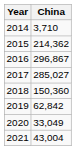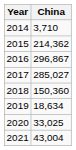(48, 106) 62,842 -> (48, 106) 18,634
(48, 122) 33,049 -> (48, 122) 33,025
